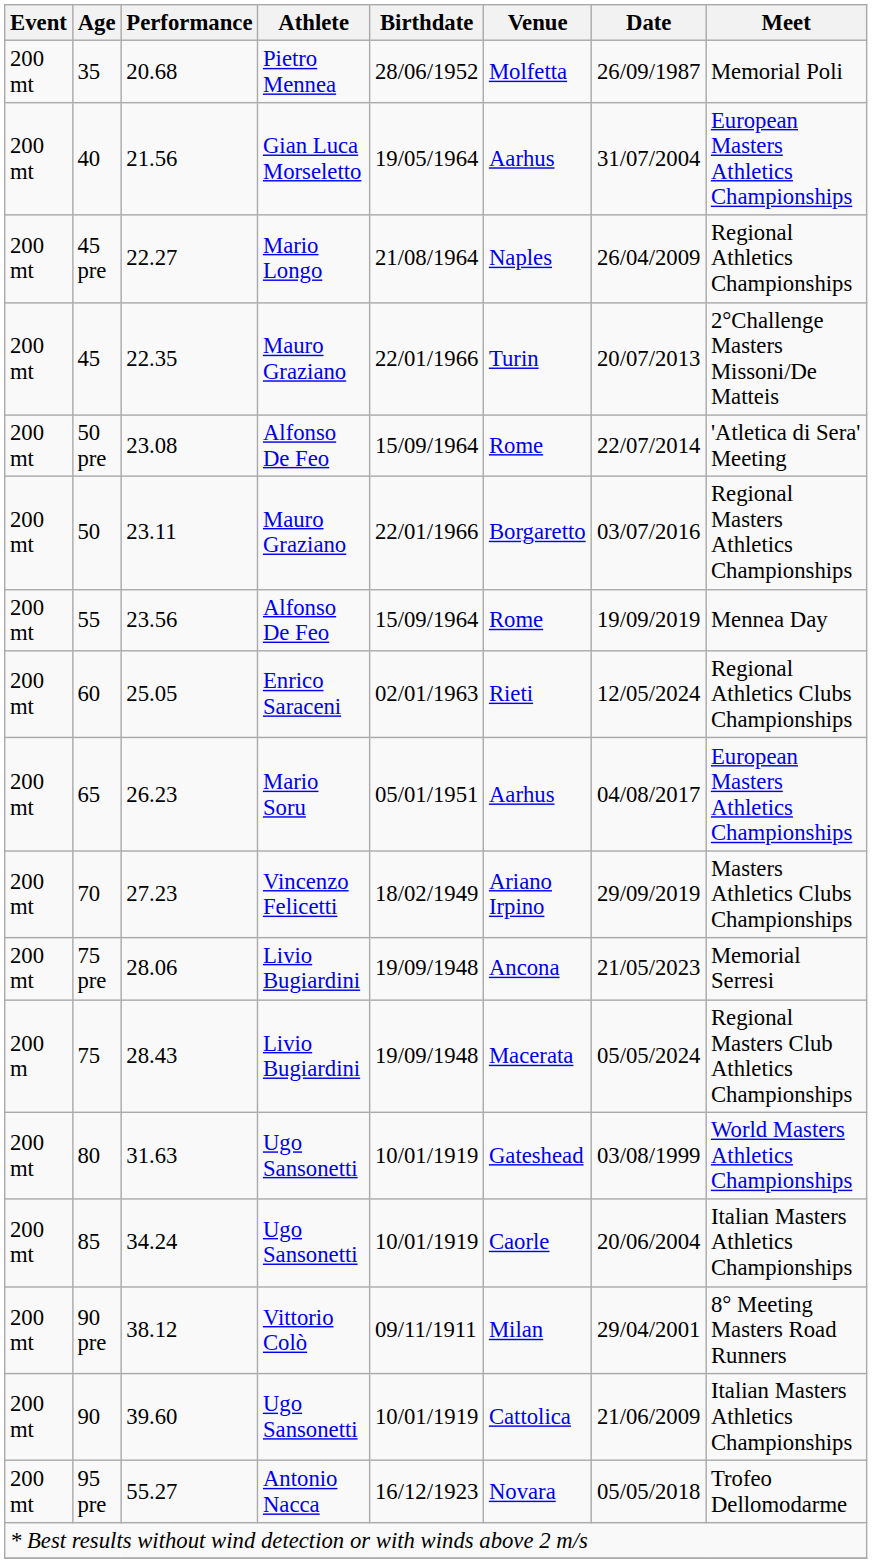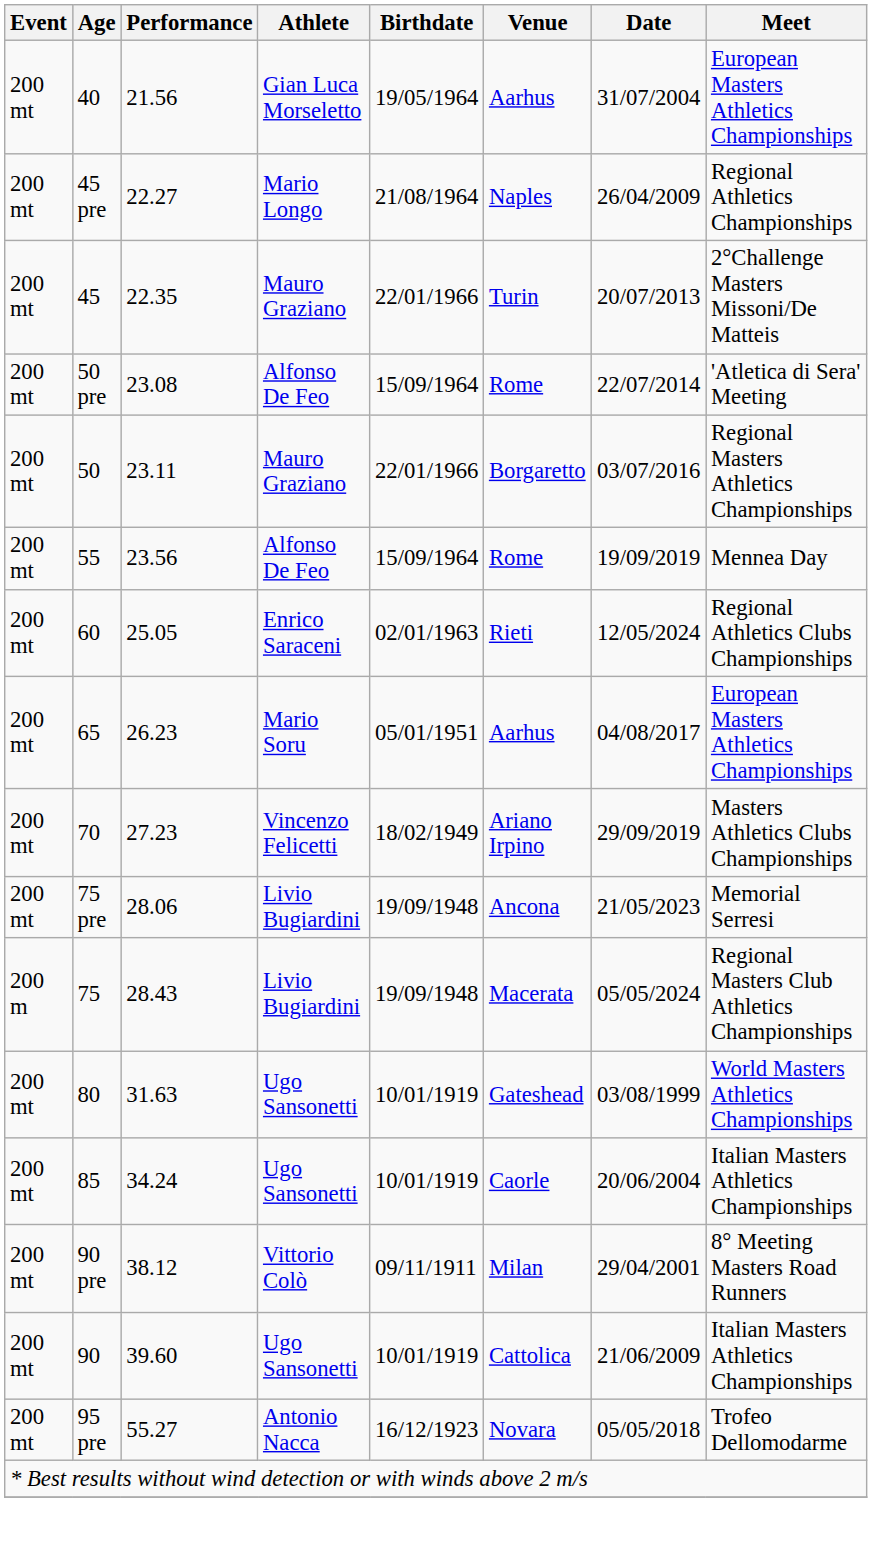- row: (89, 71)
